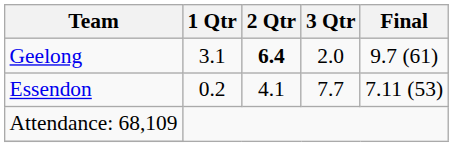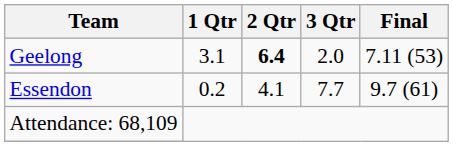(404, 55) 9.7 (61) -> (404, 55) 7.11 (53)
(404, 89) 7.11 (53) -> (404, 89) 9.7 (61)
